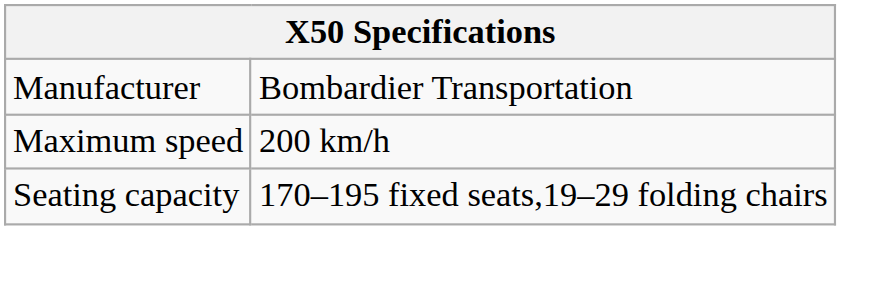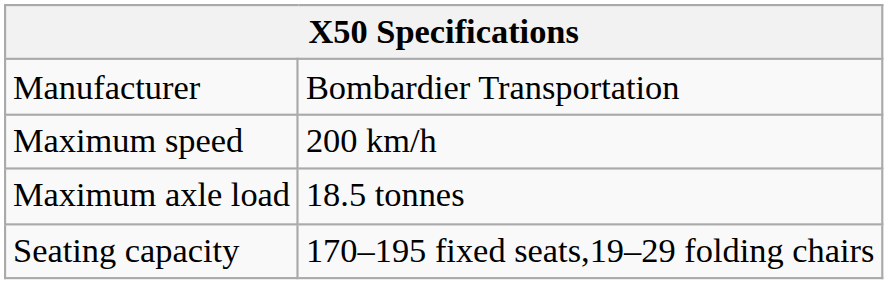+ row: (152, 195)
